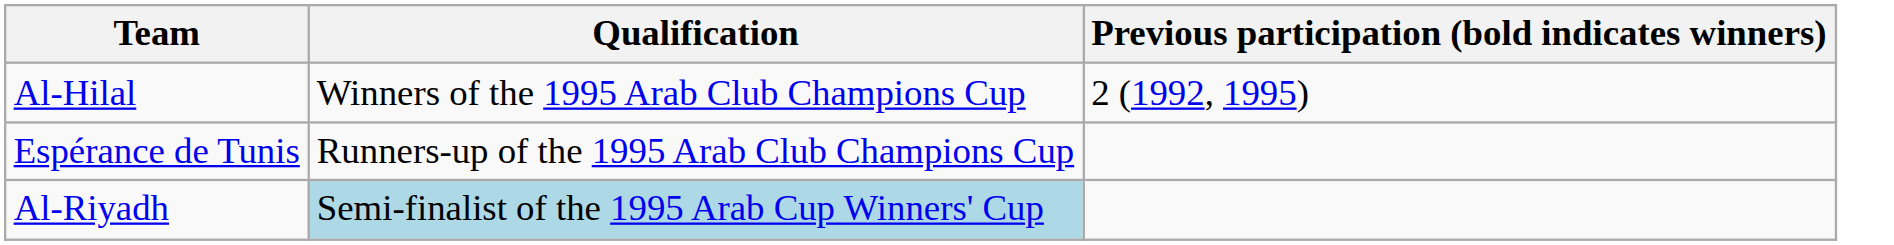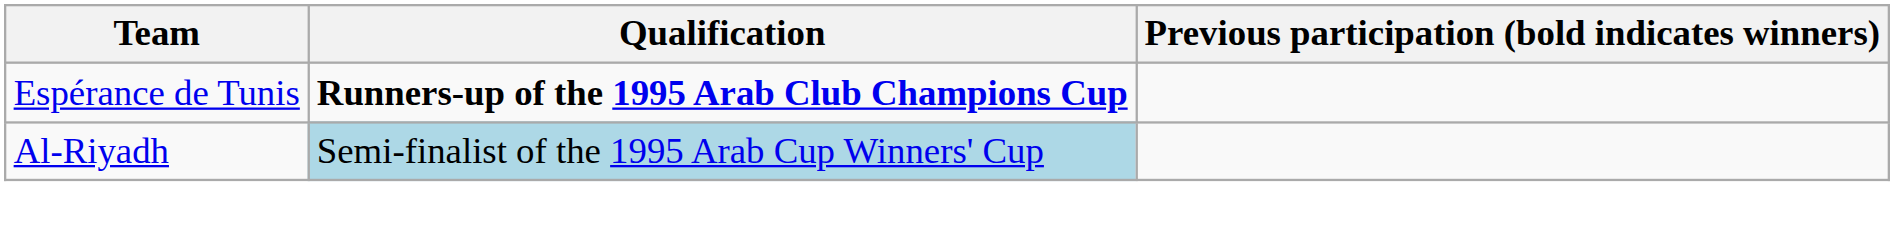- row: (75, 92)
(696, 150) normal -> (722, 92) bold
